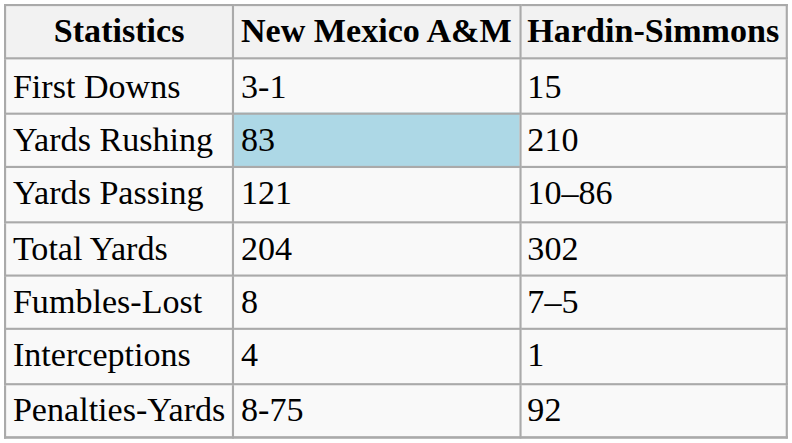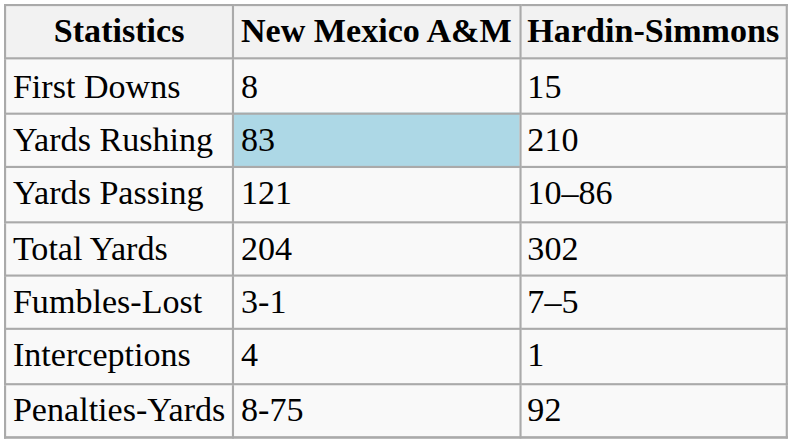(264, 85) 3-1 -> (250, 85) 8
(250, 301) 8 -> (264, 301) 3-1
